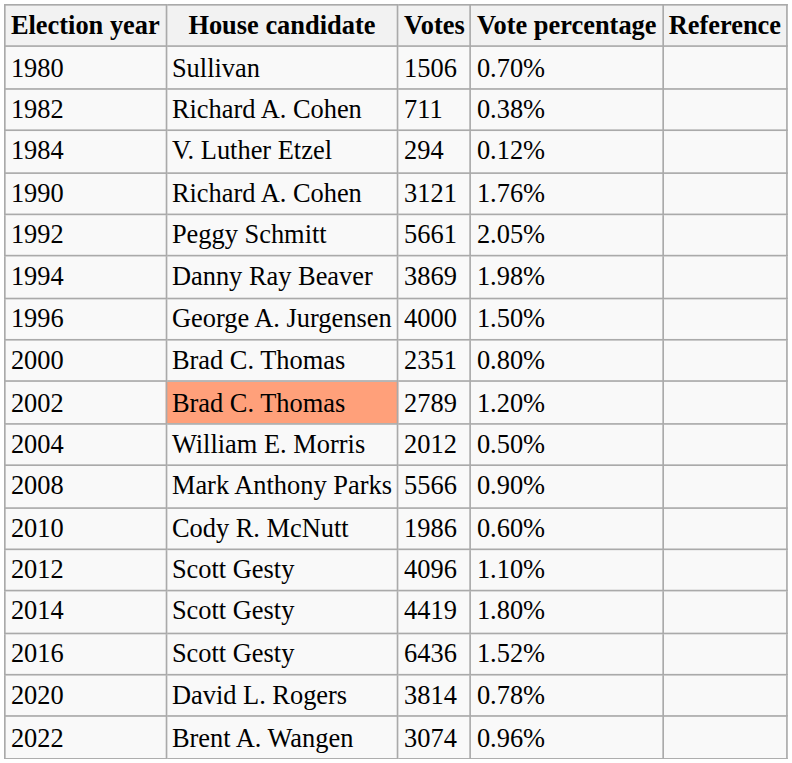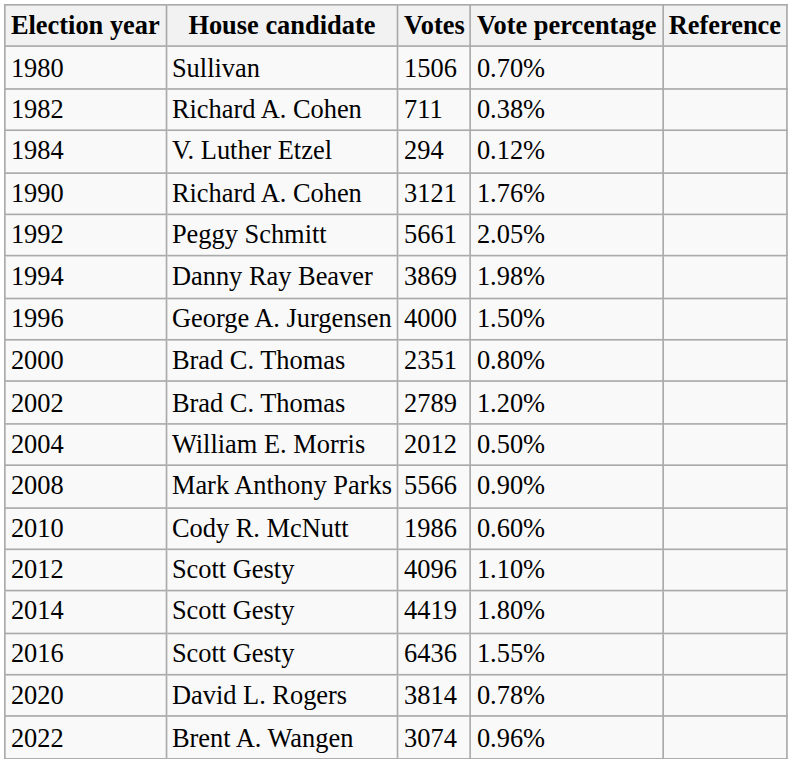(259, 402) lightsalmon background -> (259, 402) no background
(511, 653) 1.52% -> (511, 653) 1.55%
